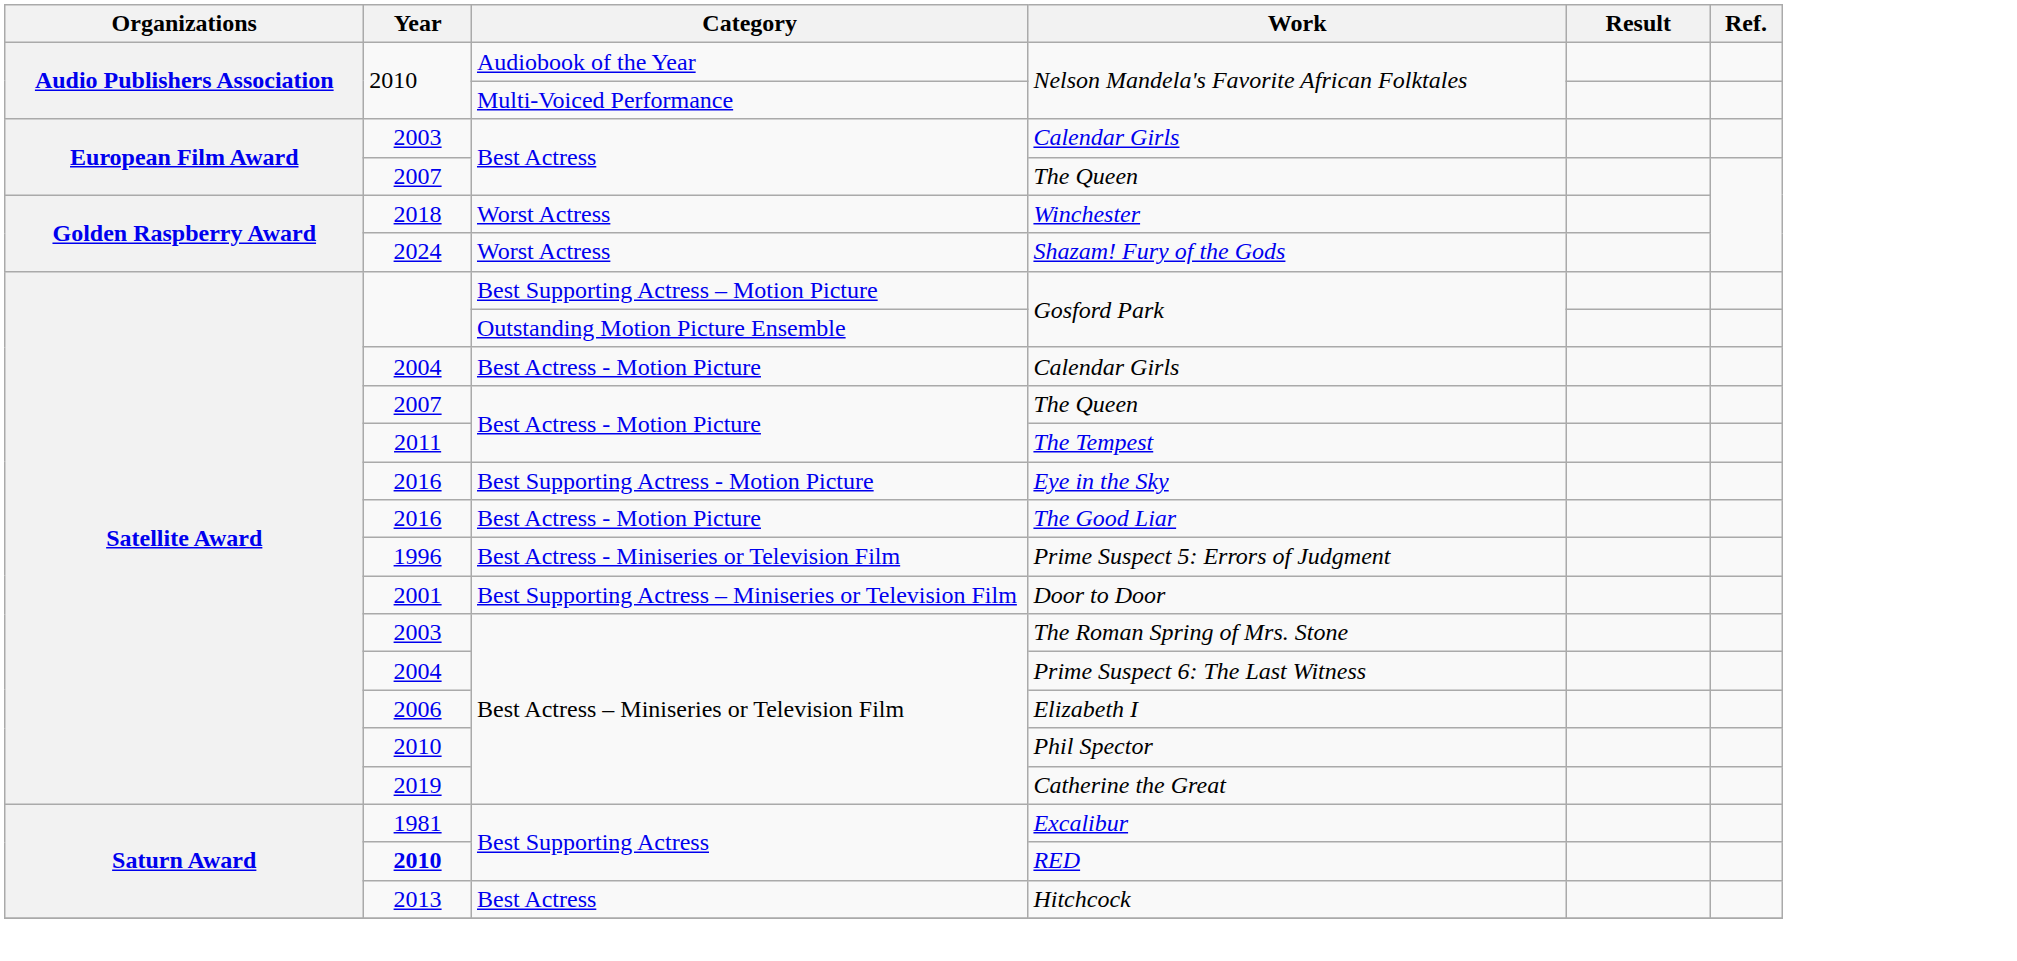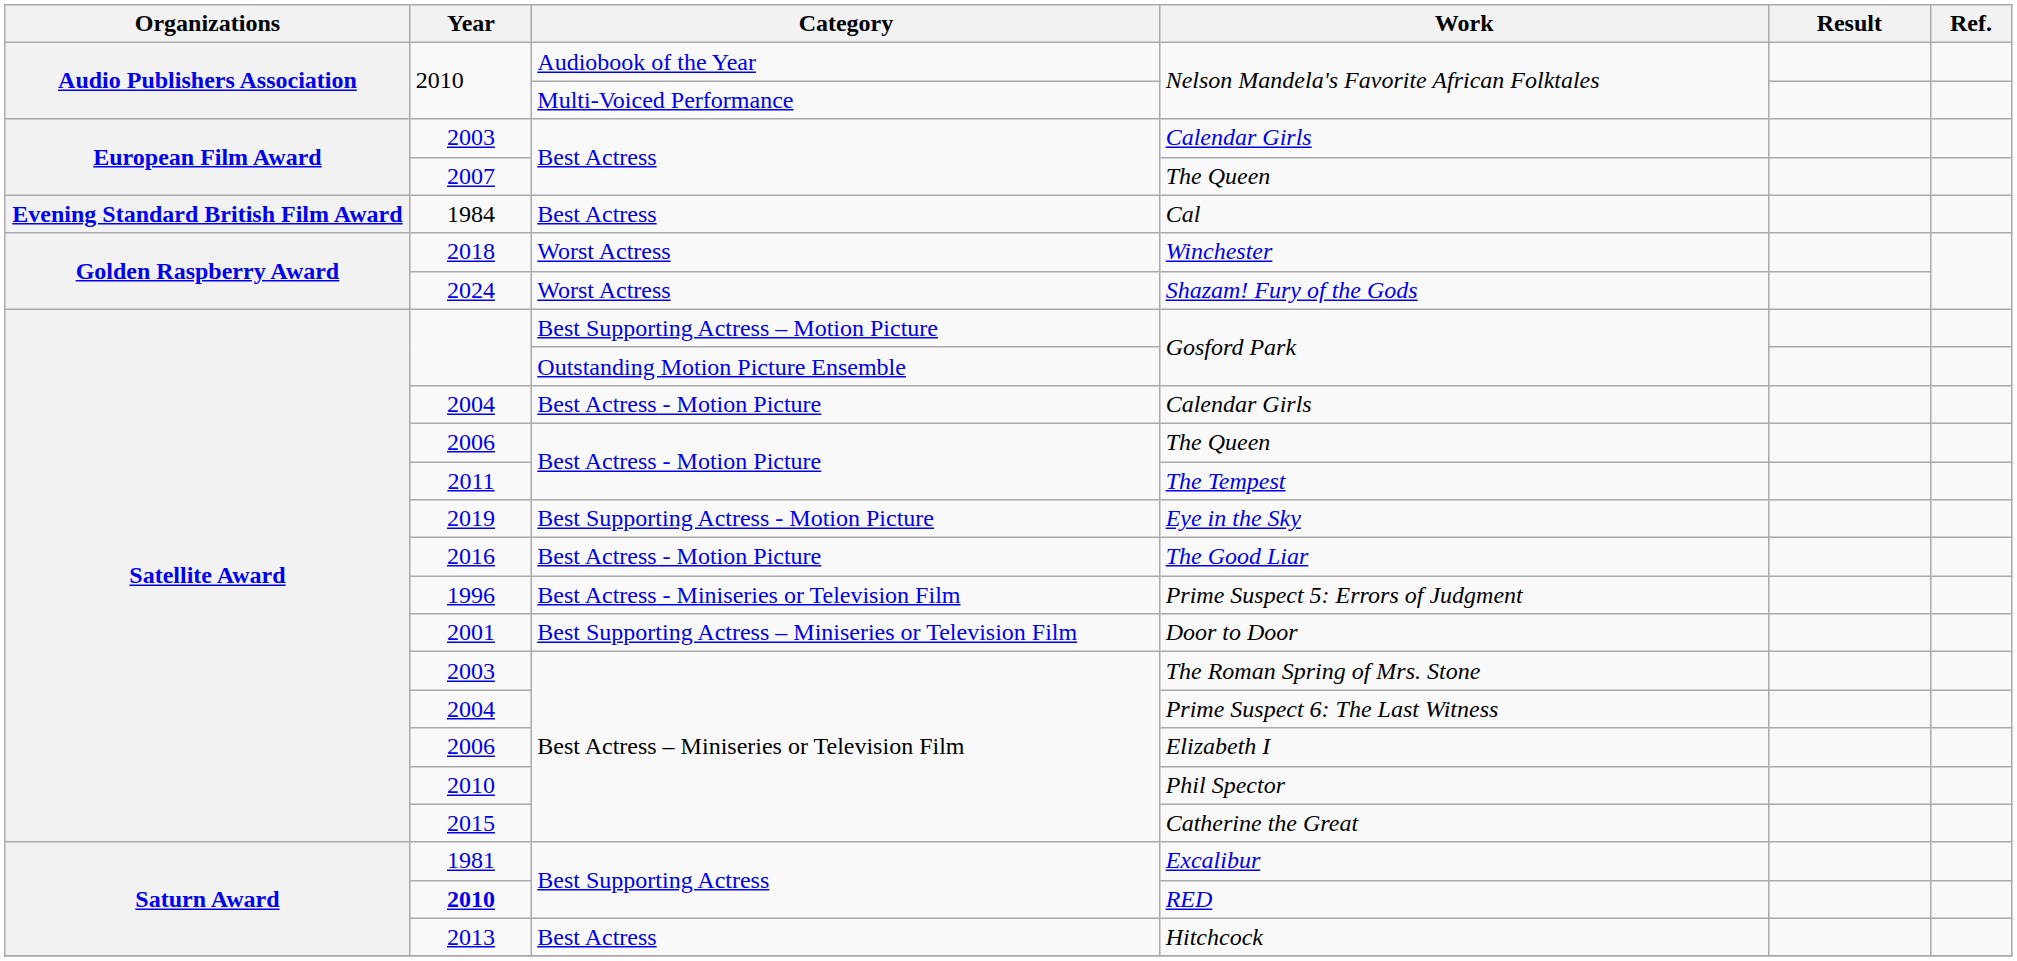+ row: (597, 213)
(418, 404) 2007 -> (471, 442) 2006
(418, 480) 2016 -> (471, 518) 2019
(418, 784) 2019 -> (471, 822) 2015
